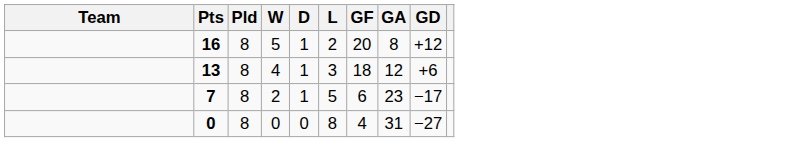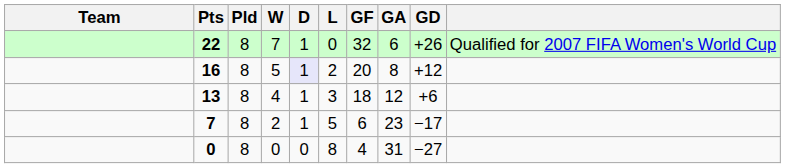+ row: (211, 44)
(304, 44) no background -> (304, 70) lavender background
